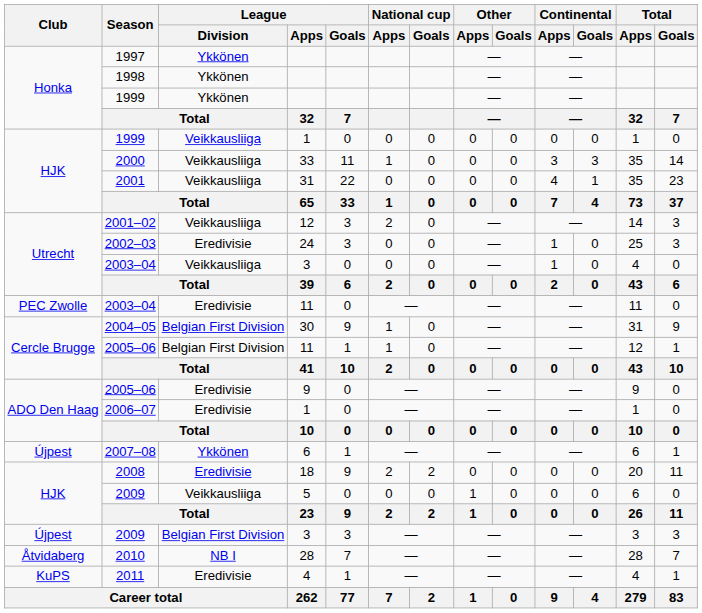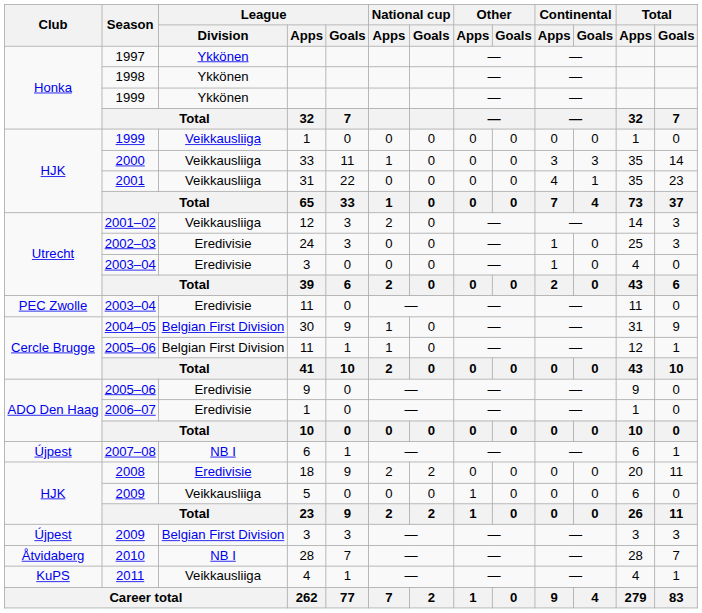(223, 264) Veikkausliiga -> (223, 264) Eredivisie
(223, 451) Ykkönen -> (223, 451) NB I
(223, 576) Eredivisie -> (223, 576) Veikkausliiga
